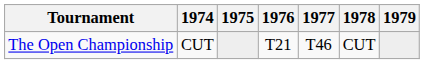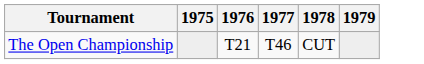- column: (197, 18)
